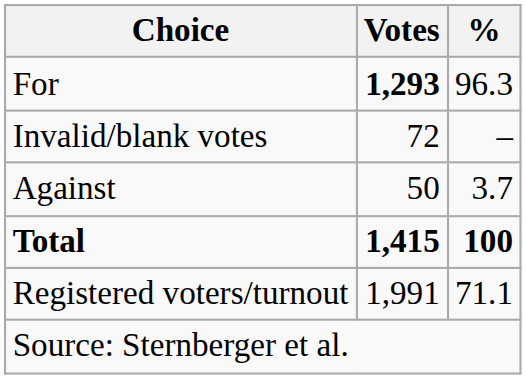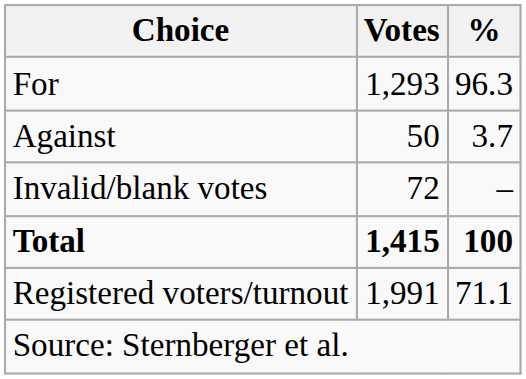(402, 83) bold -> (402, 83) normal
rows swapped: (64, 188) <-> (140, 135)
